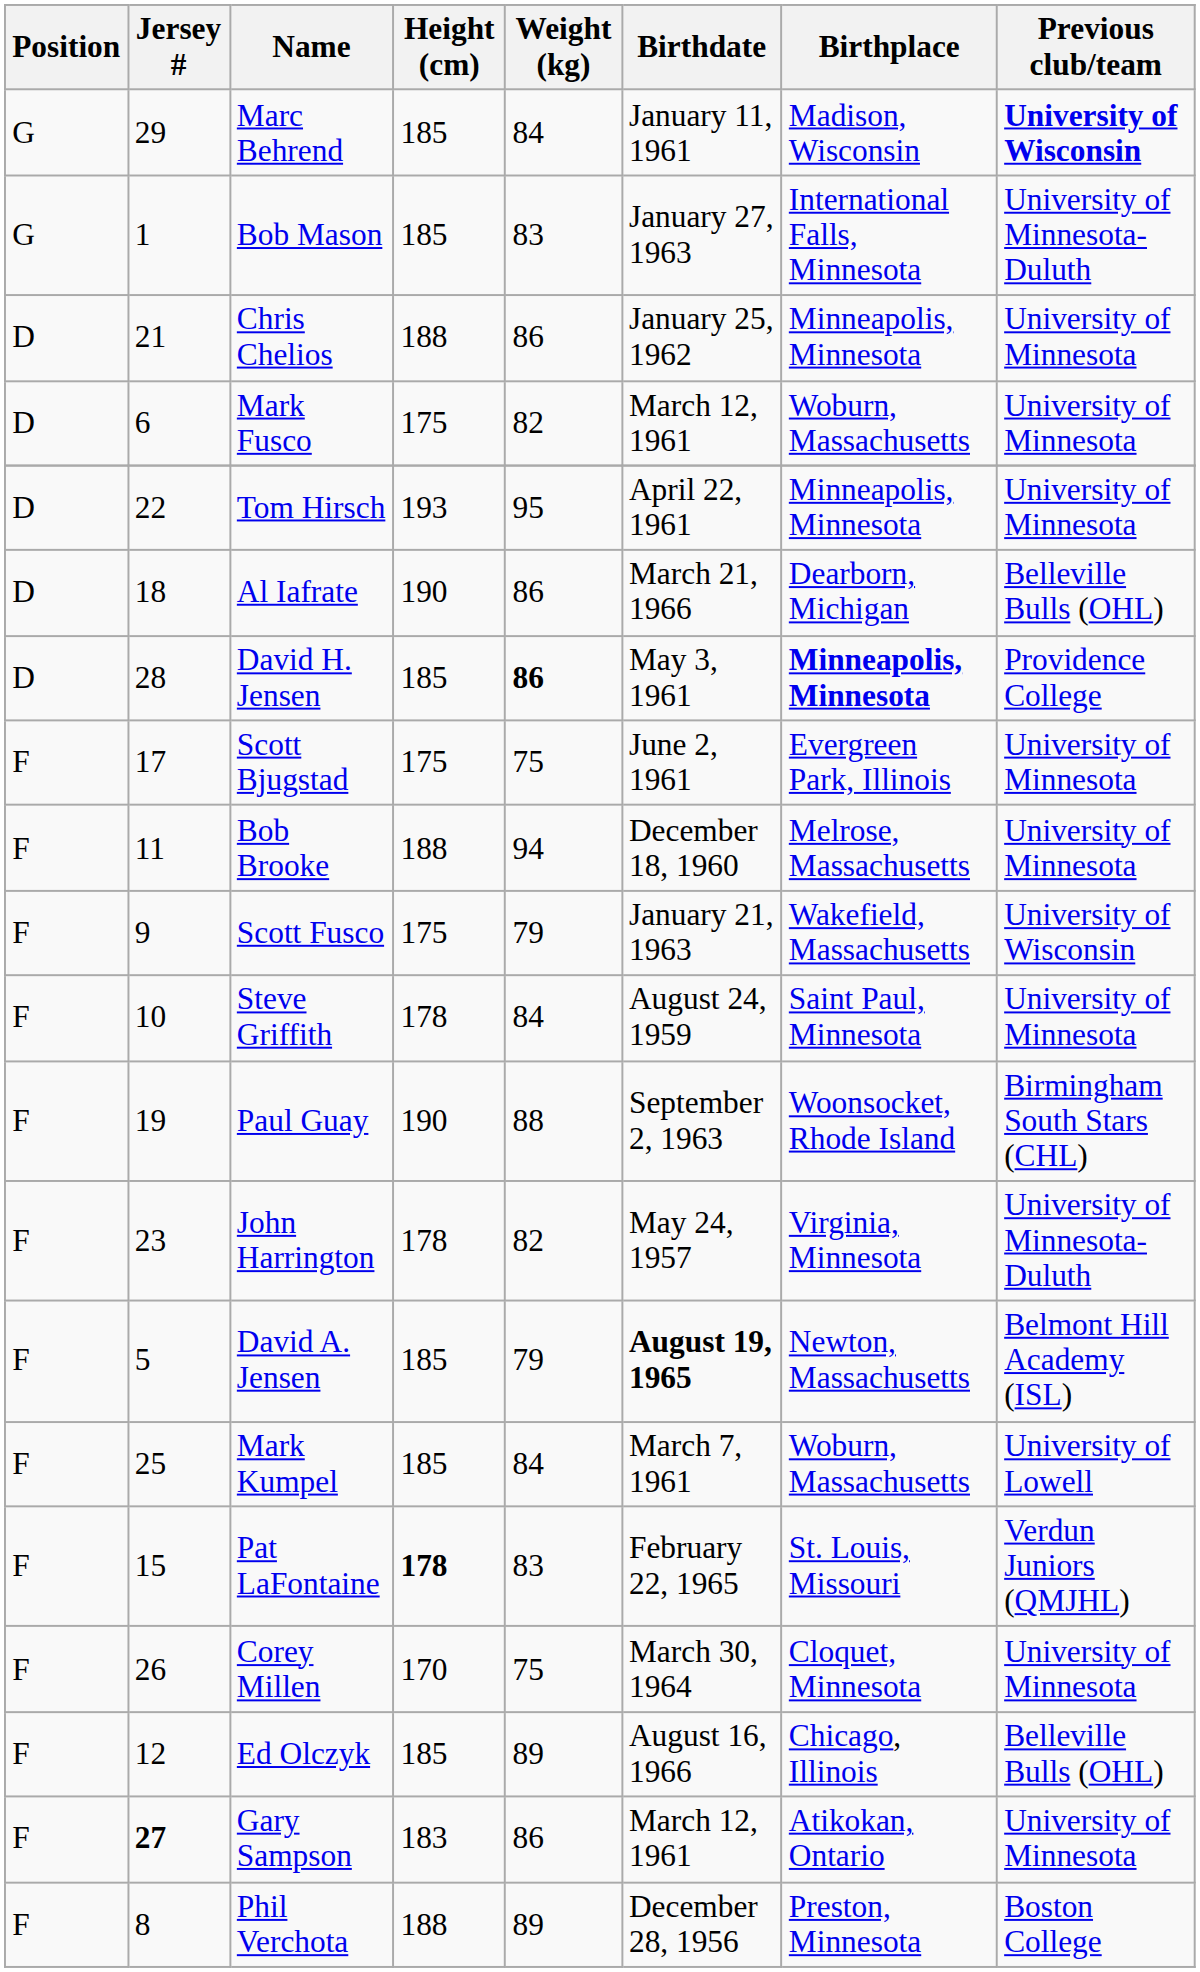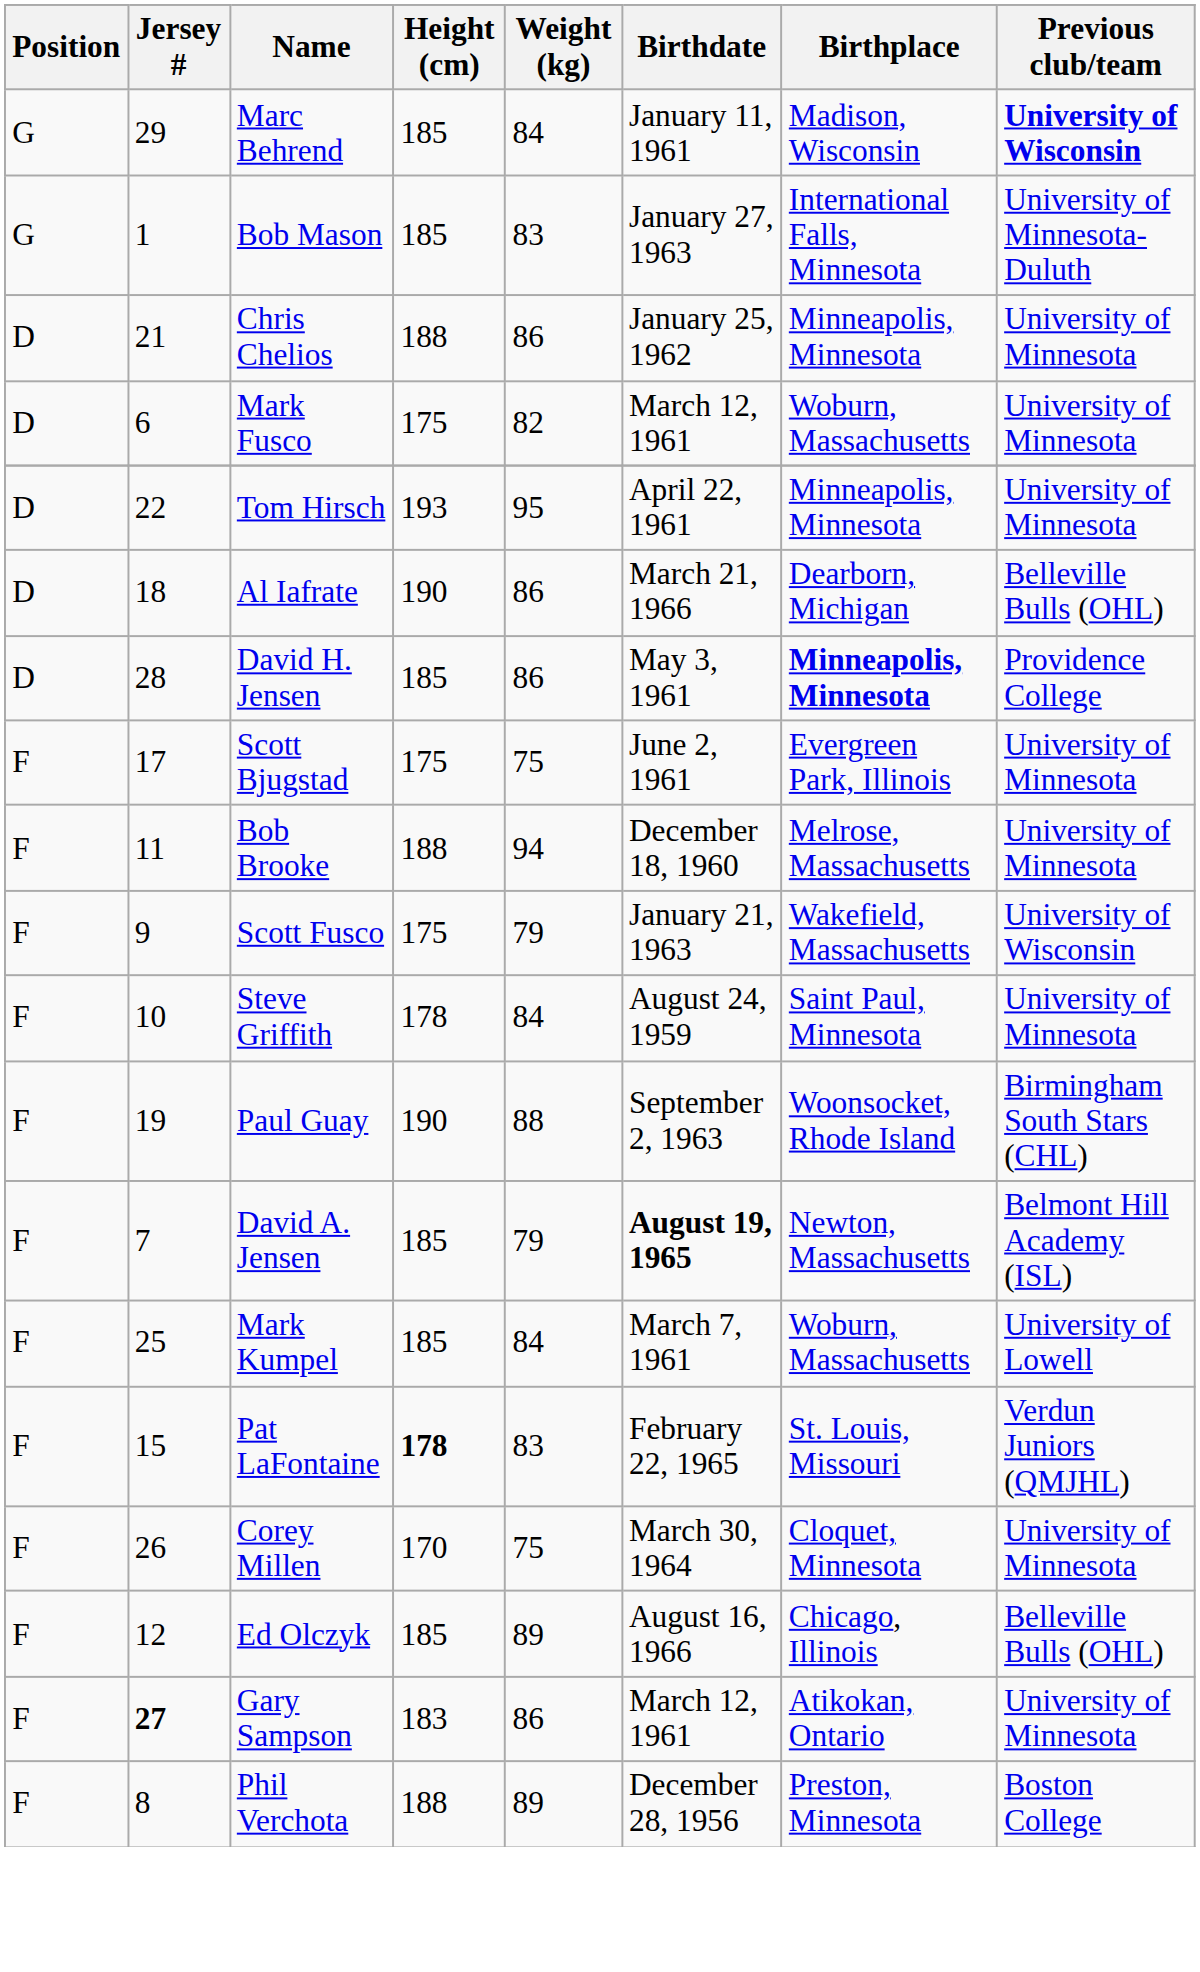(528, 677) bold -> (528, 677) normal
- row: (306, 1240)
(143, 1360) 5 -> (143, 1240) 7
